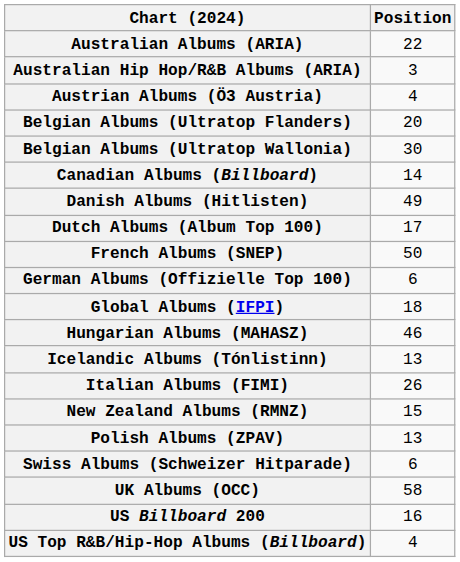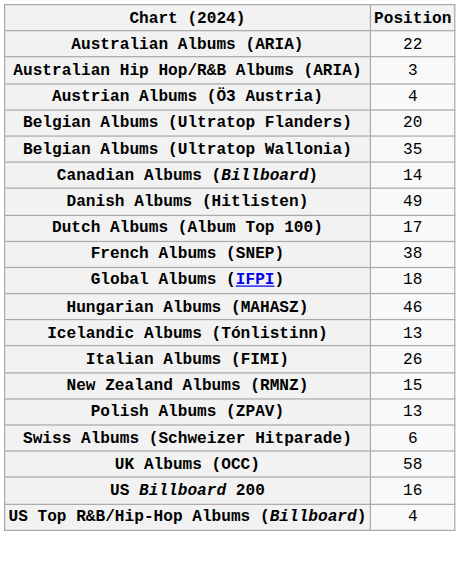(413, 149) 30 -> (413, 149) 35
(413, 254) 50 -> (413, 254) 38
- row: (187, 280)
